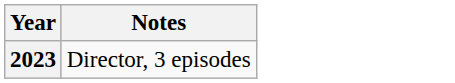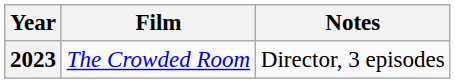+ column: (158, 22)
